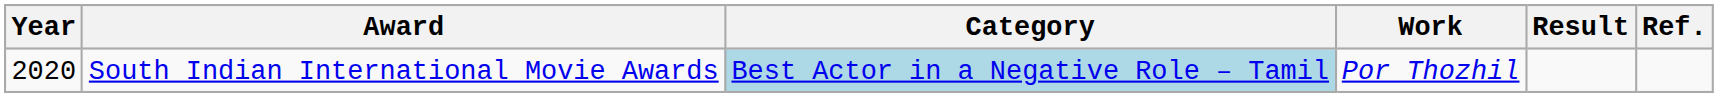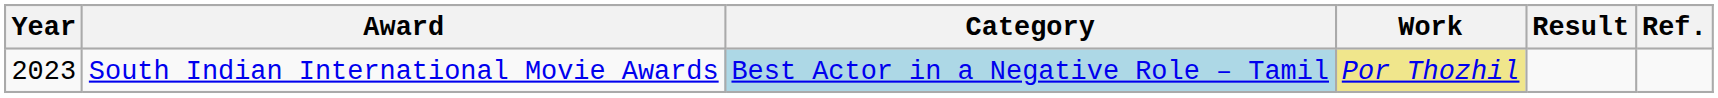(44, 71) 2020 -> (44, 71) 2023
(1431, 71) no background -> (1431, 71) khaki background
